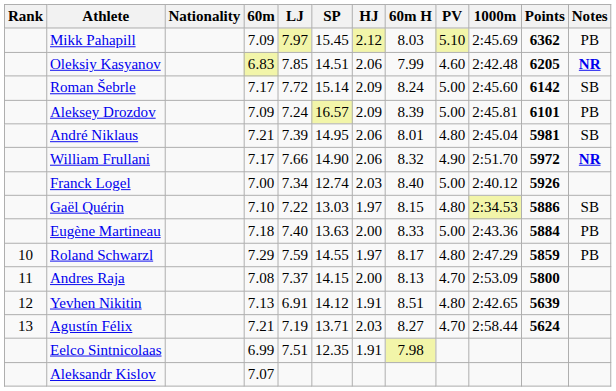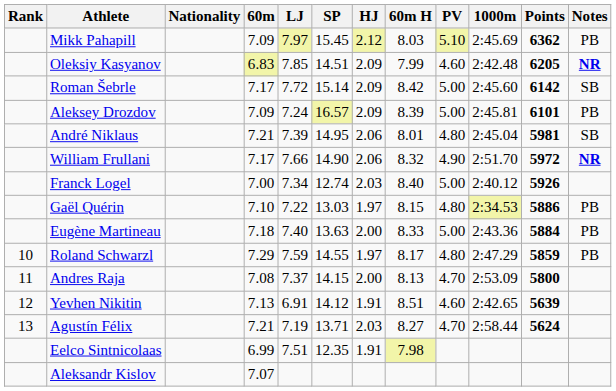(369, 64) 2.06 -> (369, 64) 2.09
(411, 87) 8.24 -> (411, 87) 8.42
(590, 207) SB -> (590, 207) PB
(452, 302) 4.80 -> (452, 302) 4.60
